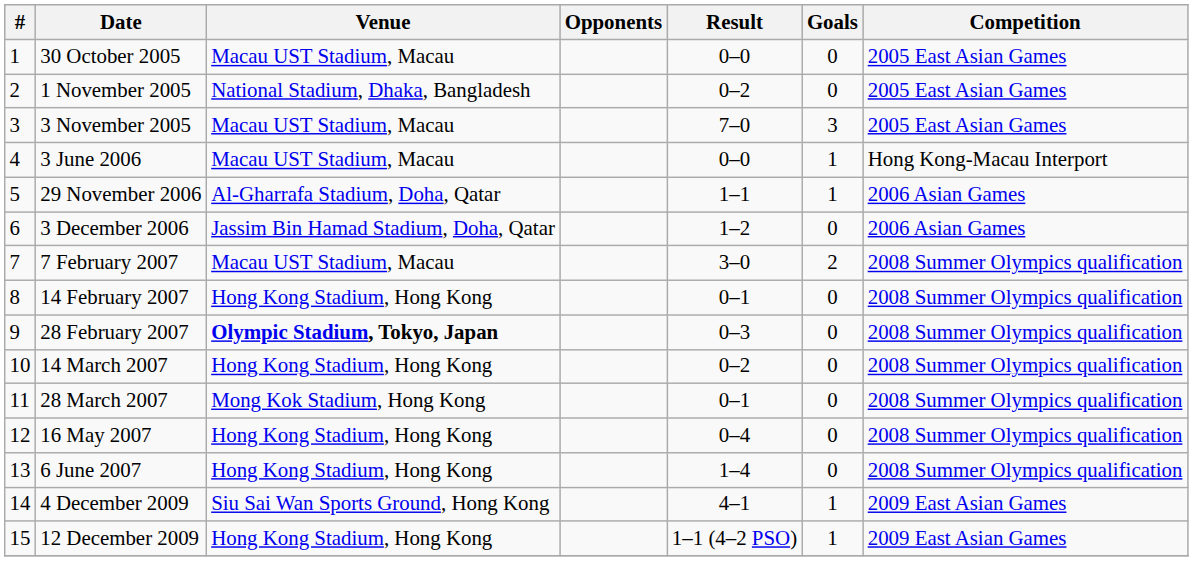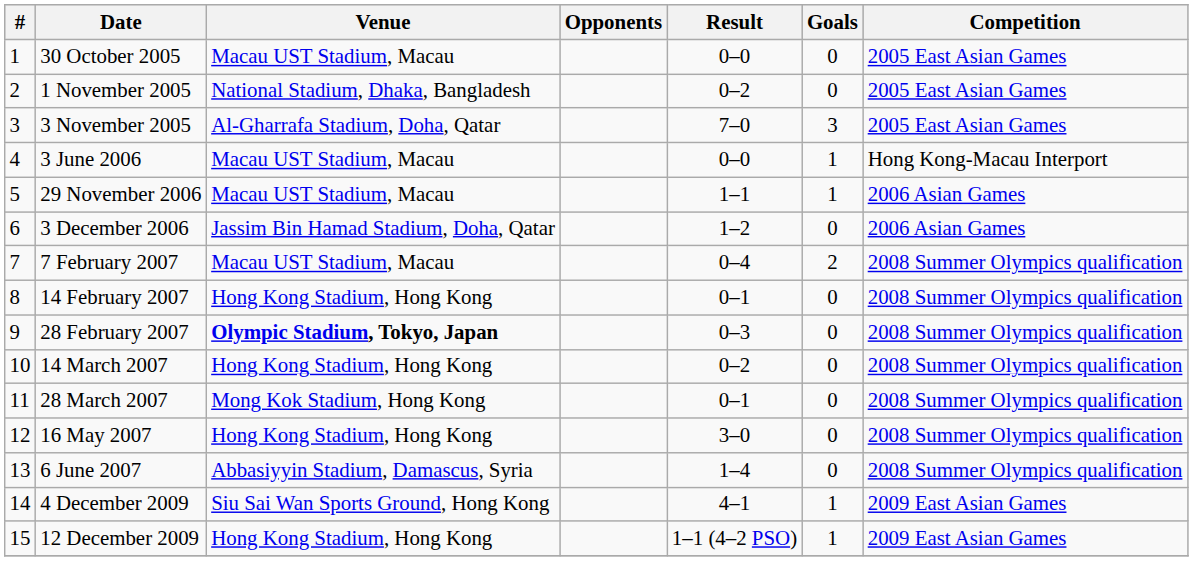(333, 125) Macau UST Stadium, Macau -> (356, 125) Al-Gharrafa Stadium, Doha, Qatar
(356, 194) Al-Gharrafa Stadium, Doha, Qatar -> (333, 194) Macau UST Stadium, Macau
(734, 263) 3–0 -> (734, 263) 0–4
(734, 435) 0–4 -> (734, 435) 3–0
(352, 469) Hong Kong Stadium, Hong Kong -> (372, 469) Abbasiyyin Stadium, Damascus, Syria
